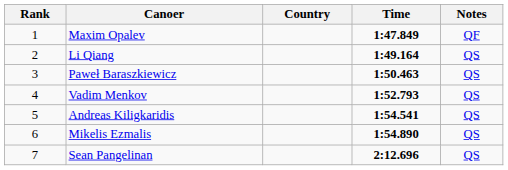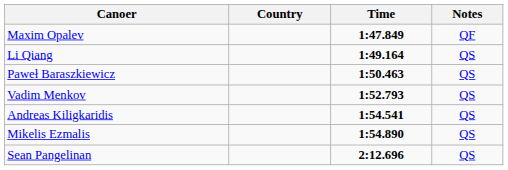- column: (35, 14)
